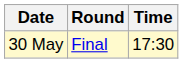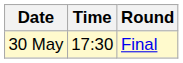columns swapped: (153, 17) <-> (98, 17)
